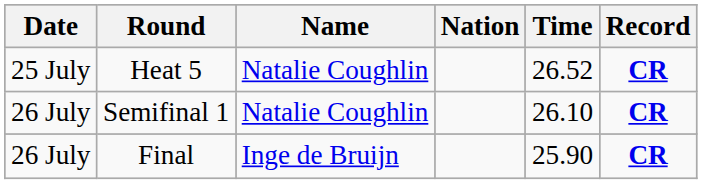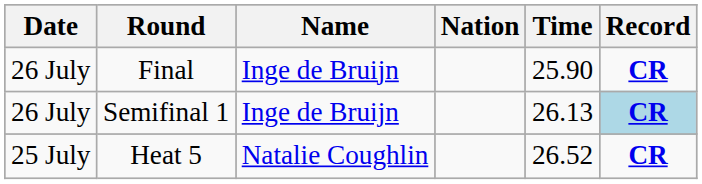rows swapped: (166, 69) <-> (166, 155)
(335, 112) Natalie Coughlin -> (320, 112) Inge de Bruijn
(563, 112) 26.10 -> (563, 112) 26.13
(648, 112) no background -> (648, 112) lightblue background
